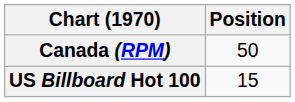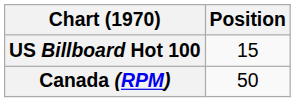rows swapped: (105, 50) <-> (105, 81)
